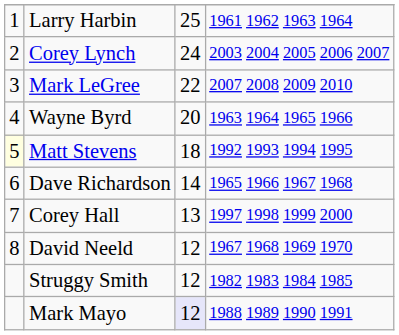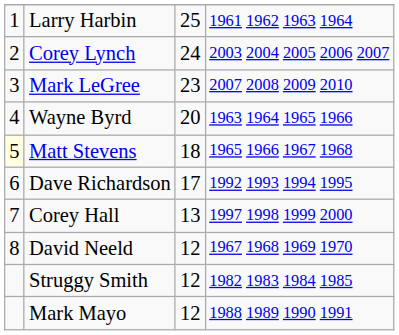(190, 85) 22 -> (190, 85) 23
(281, 150) 1992 1993 1994 1995 -> (281, 150) 1965 1966 1967 1968
(190, 183) 14 -> (190, 183) 17
(281, 183) 1965 1966 1967 1968 -> (281, 183) 1992 1993 1994 1995
(190, 313) lavender background -> (190, 313) no background
